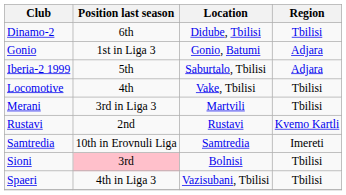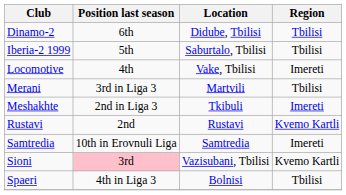- row: (22, 50)
(307, 69) Adjara -> (307, 50) Tbilisi
(307, 87) Tbilisi -> (307, 69) Imereti
+ row: (33, 106)
(226, 161) Bolnisi -> (226, 161) Vazisubani, Tbilisi
(307, 161) Tbilisi -> (307, 161) Kvemo Kartli
(226, 180) Vazisubani, Tbilisi -> (226, 180) Bolnisi
